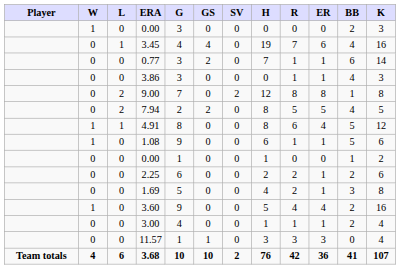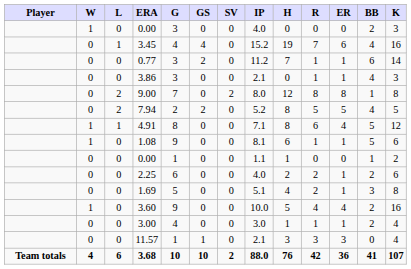+ column: (259, 12)
